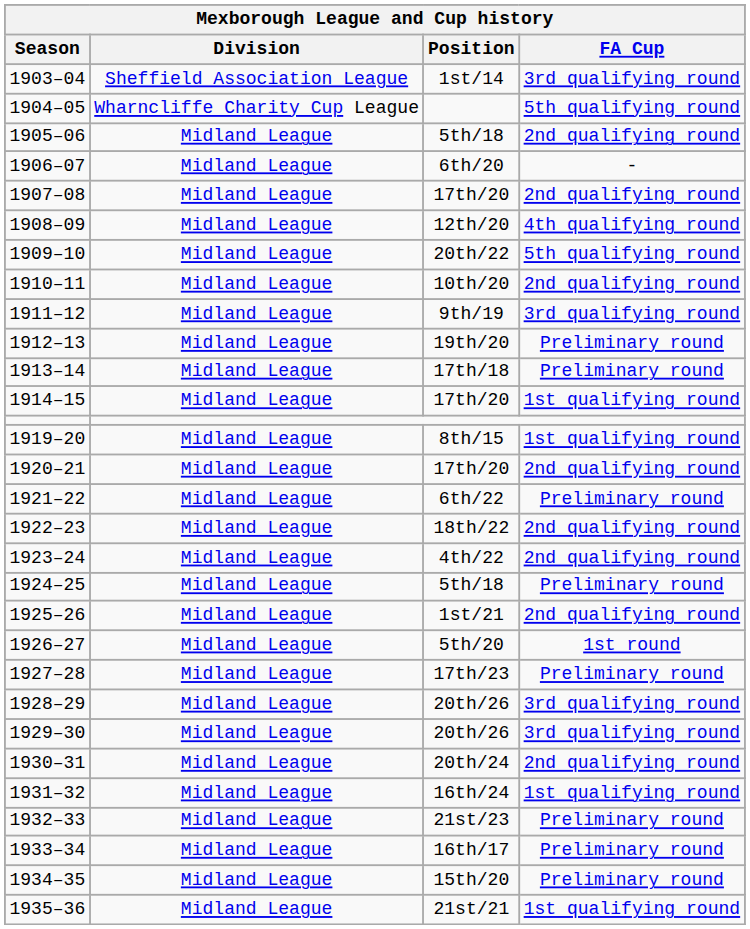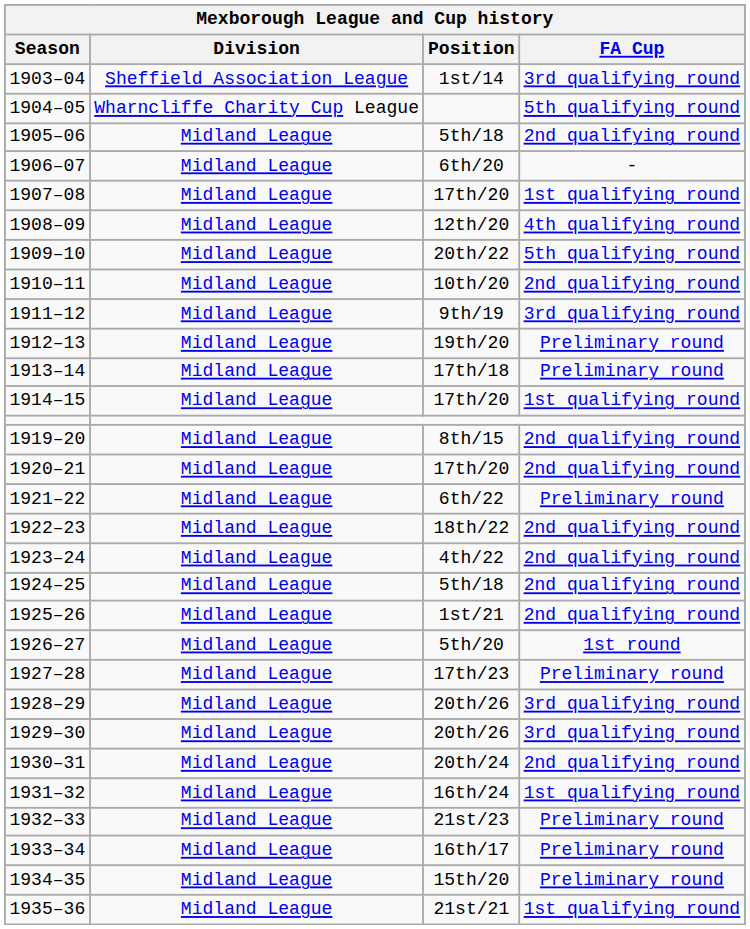(632, 196) 2nd qualifying round -> (632, 196) 1st qualifying round
(632, 440) 1st qualifying round -> (632, 440) 2nd qualifying round
(632, 586) Preliminary round -> (632, 586) 2nd qualifying round
